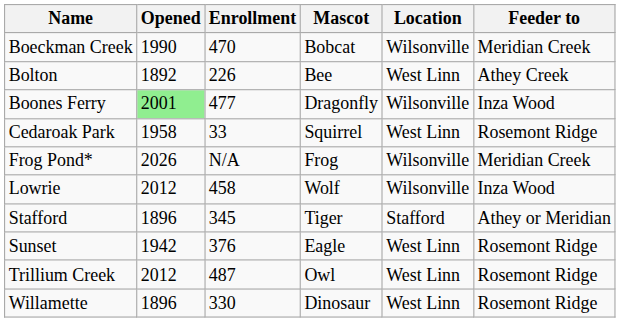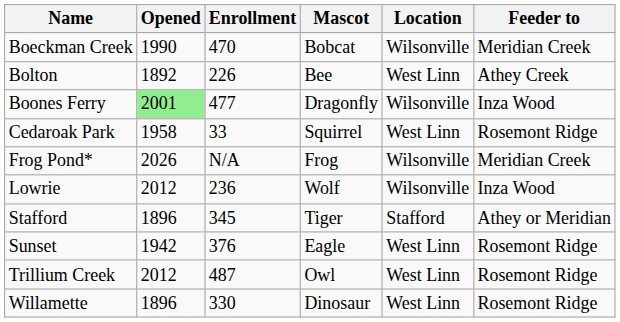(222, 189) 458 -> (222, 189) 236
